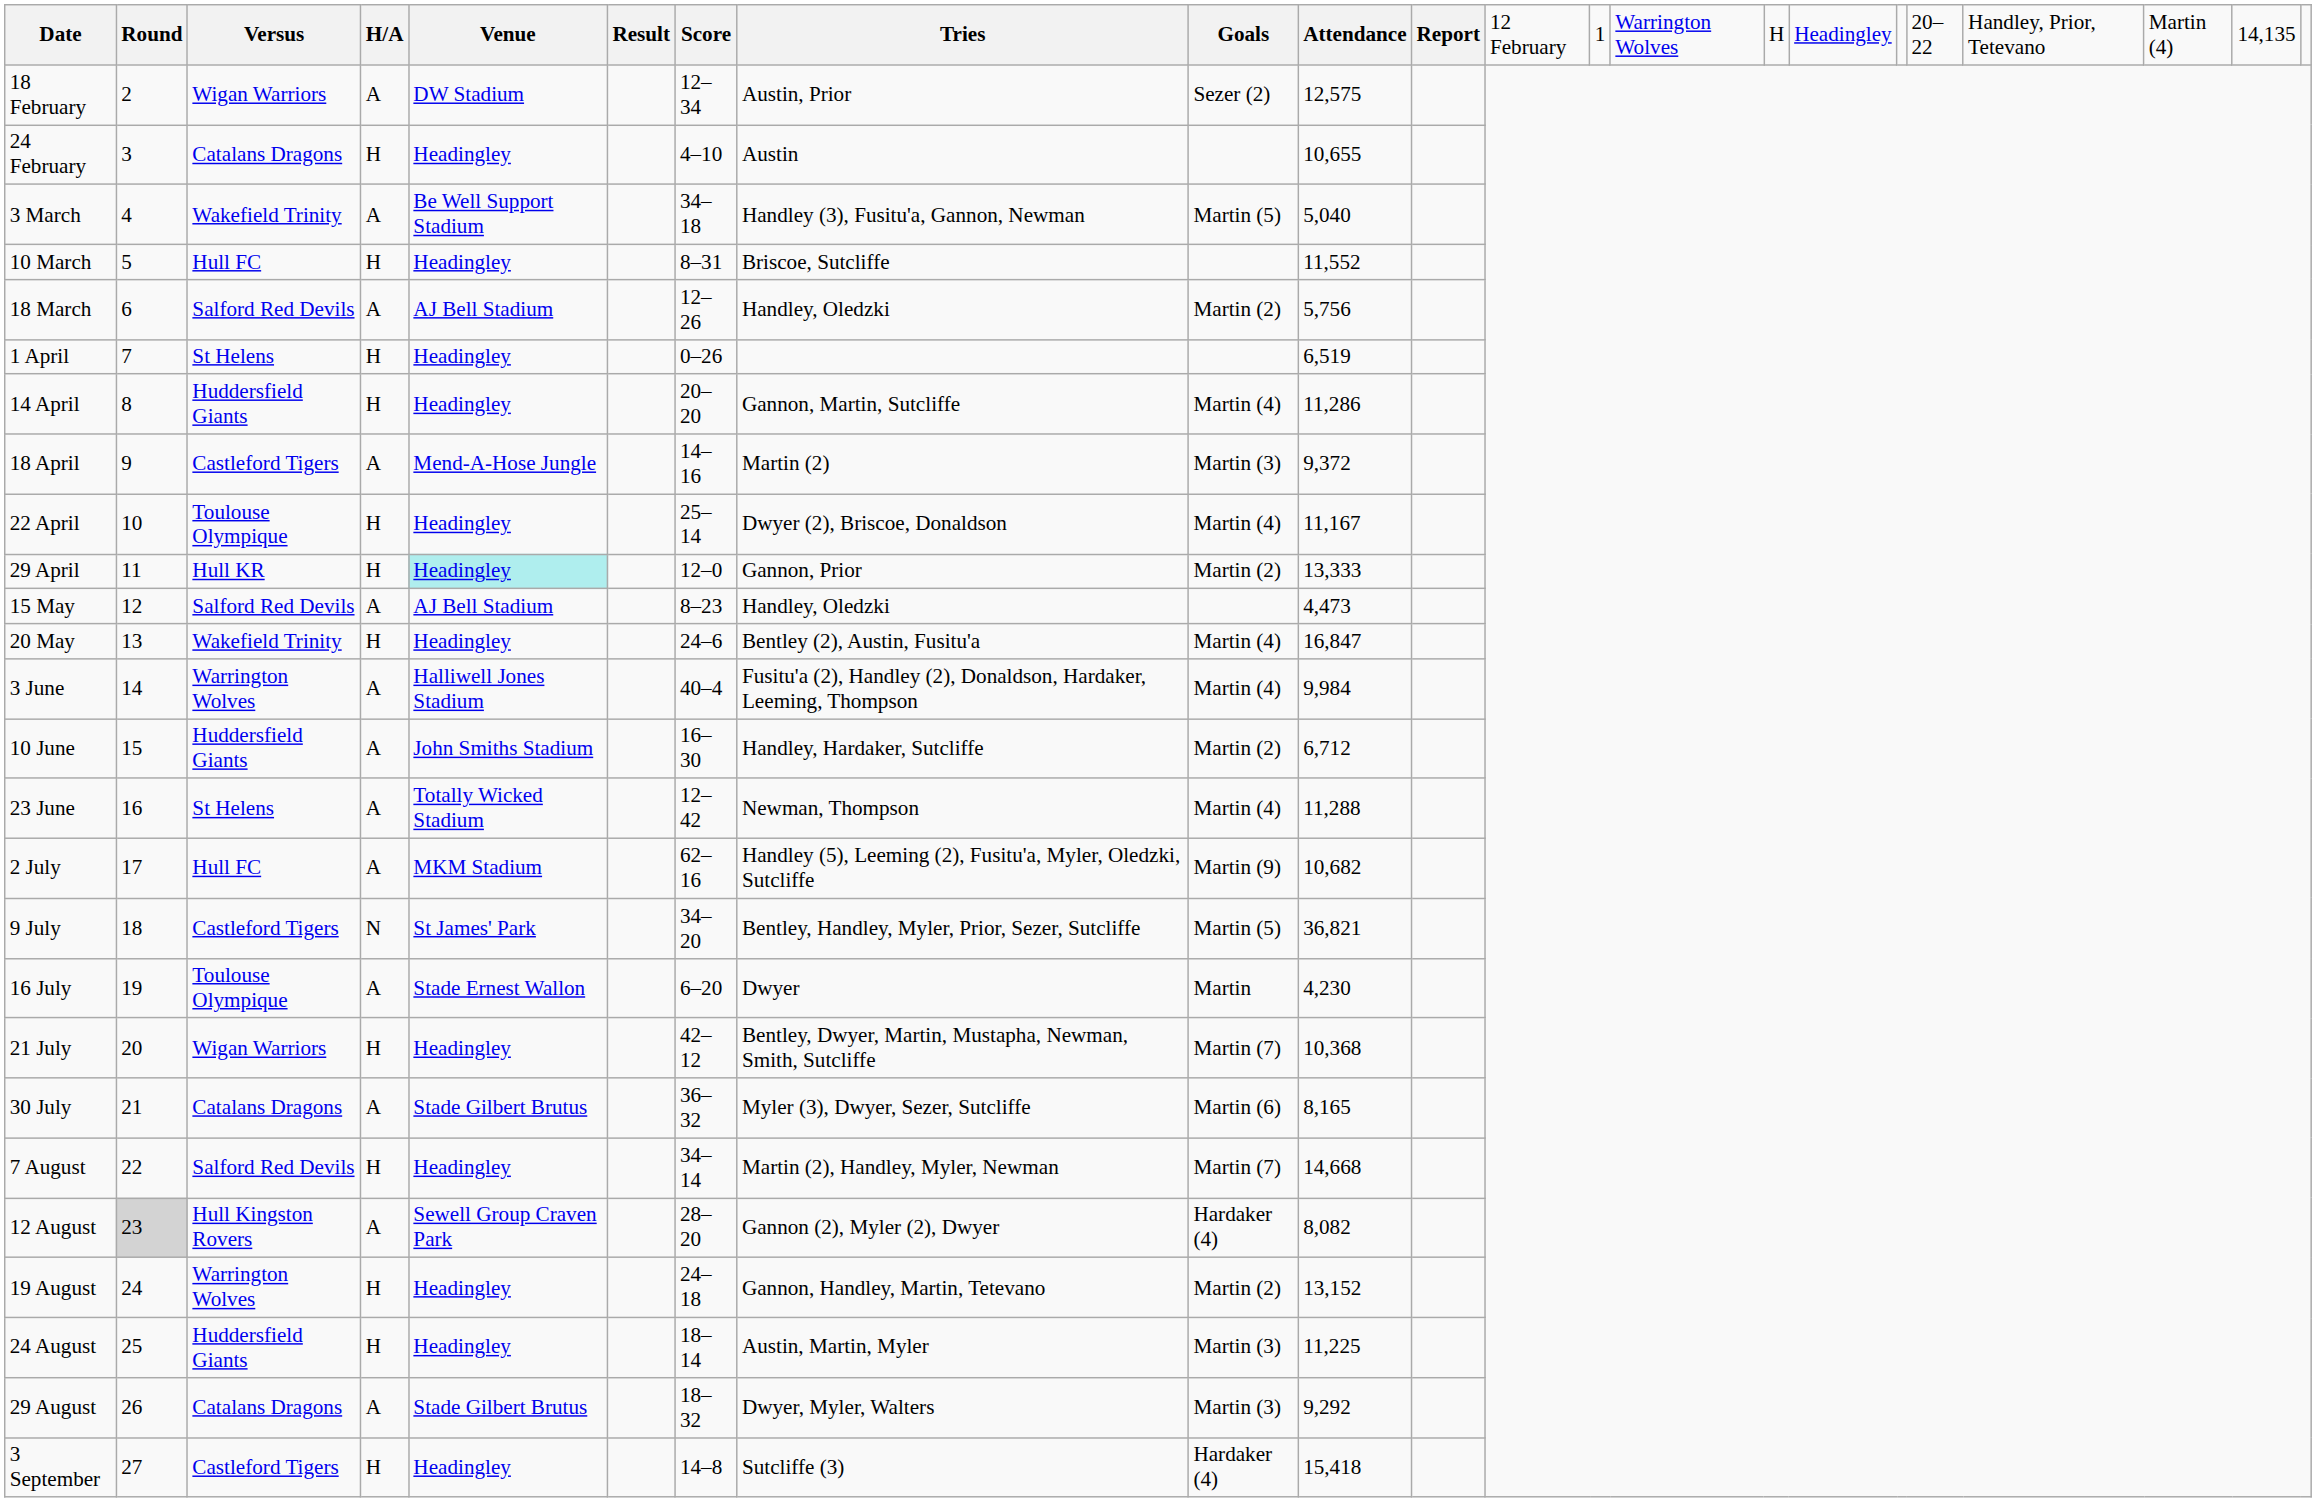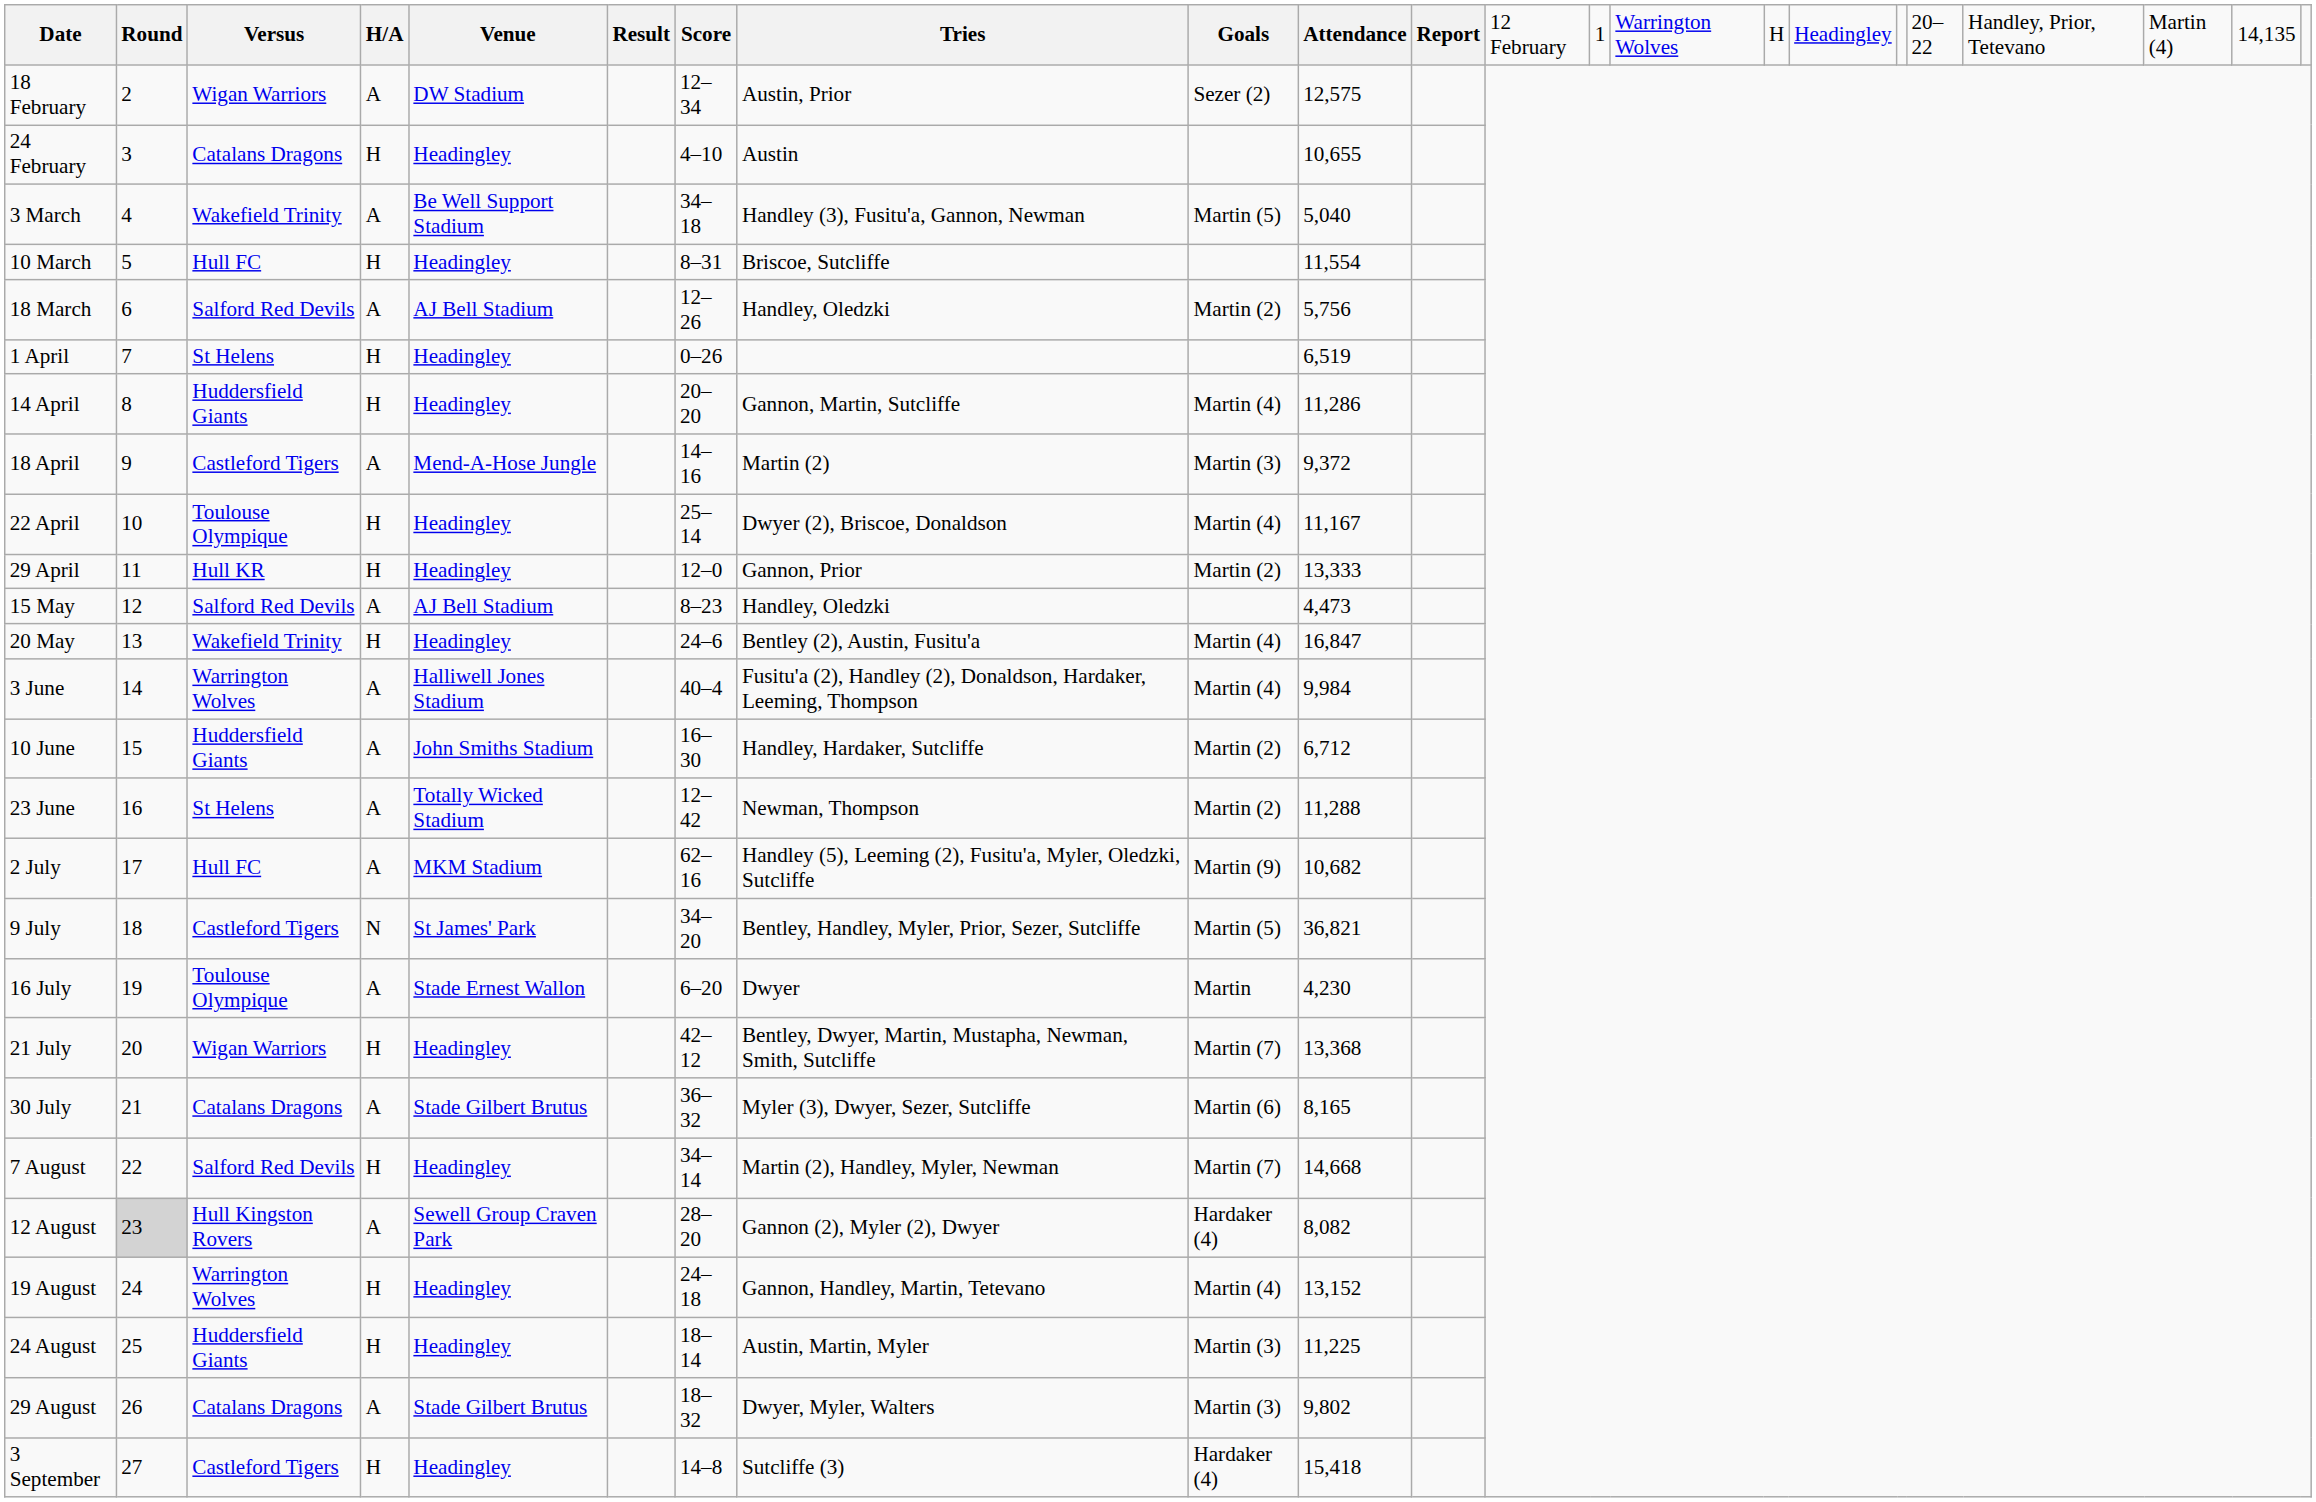(1332, 261) 11,552 -> (1332, 261) 11,554
(462, 571) paleturquoise background -> (462, 571) no background
(1237, 808) Martin (4) -> (1237, 808) Martin (2)
(1332, 1048) 10,368 -> (1332, 1048) 13,368
(1237, 1287) Martin (2) -> (1237, 1287) Martin (4)
(1327, 1407) 9,292 -> (1327, 1407) 9,802
